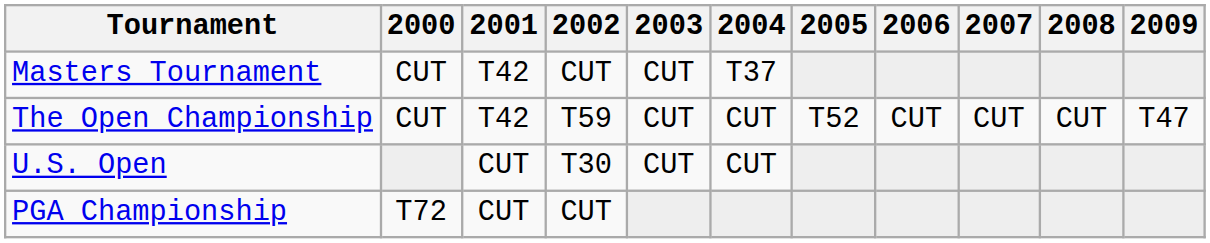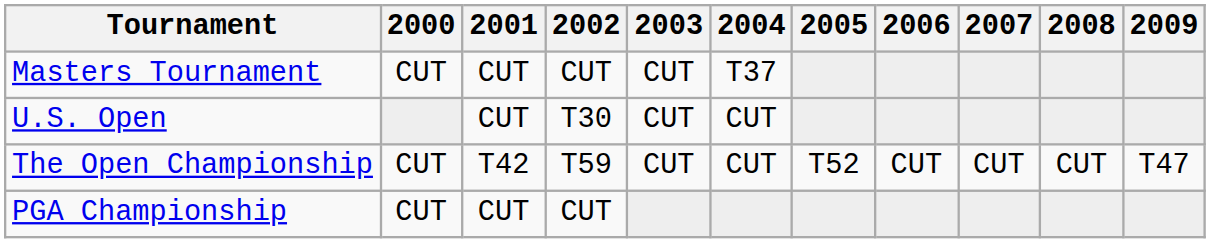(504, 75) T42 -> (504, 75) CUT
rows swapped: (89, 167) <-> (192, 121)
(421, 214) T72 -> (421, 214) CUT
